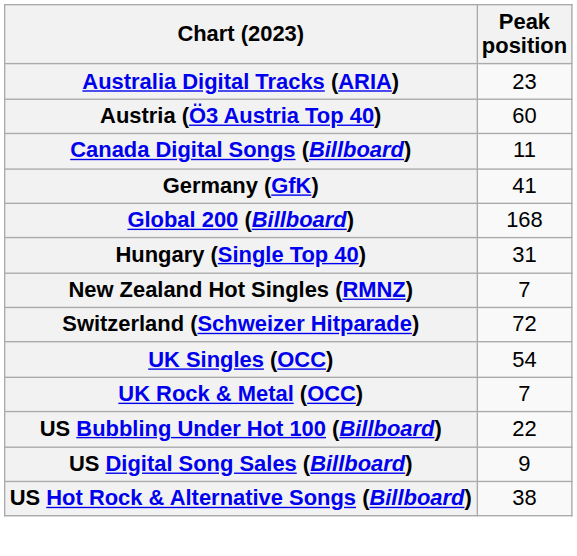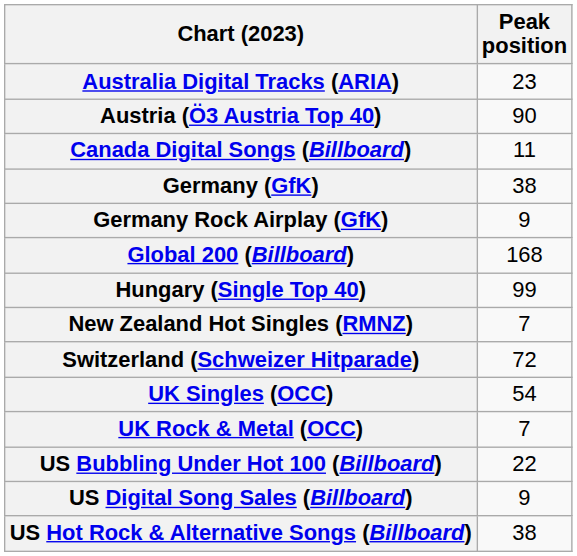(524, 116) 60 -> (524, 116) 90
(524, 185) 41 -> (524, 185) 38
+ row: (241, 220)
(524, 255) 31 -> (524, 289) 99
